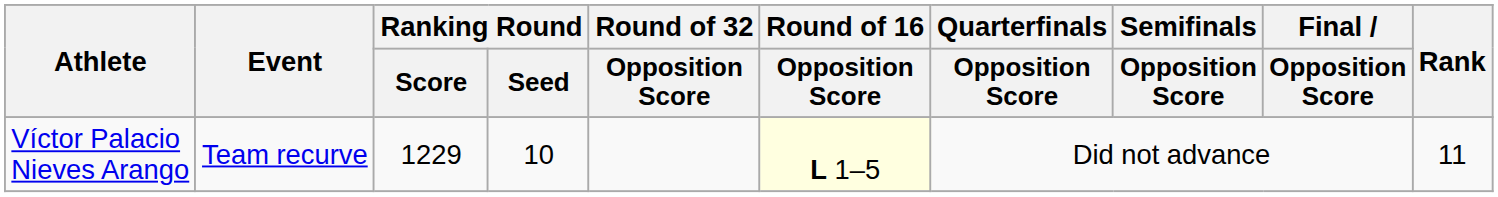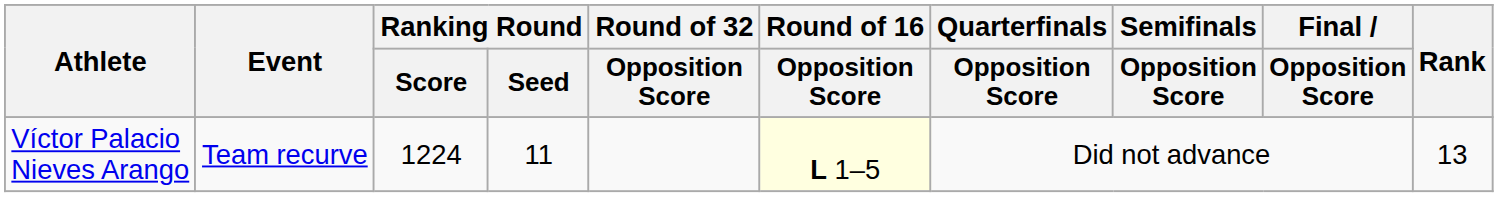(431, 155) 1229 -> (431, 155) 1224
(539, 155) 10 -> (539, 155) 11
(1452, 155) 11 -> (1452, 155) 13
